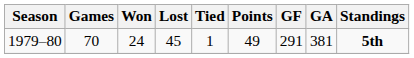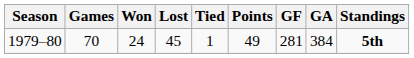(291, 41) 291 -> (291, 41) 281
(321, 41) 381 -> (321, 41) 384
